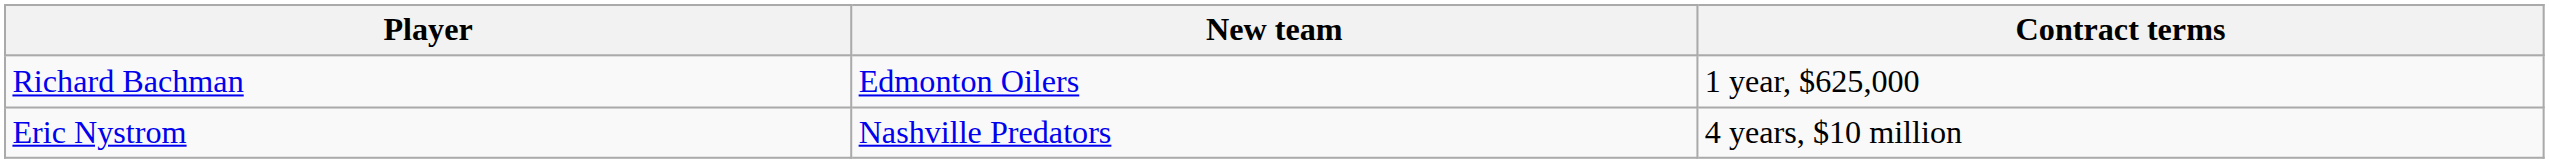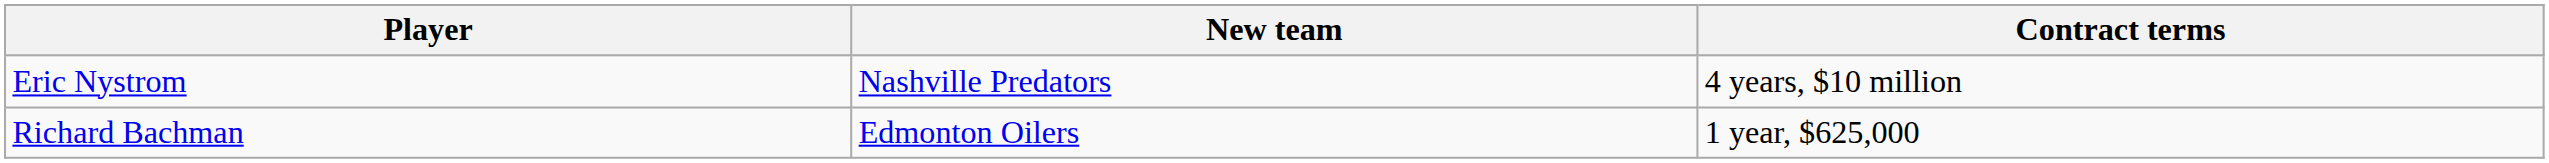rows swapped: (100, 132) <-> (128, 81)
